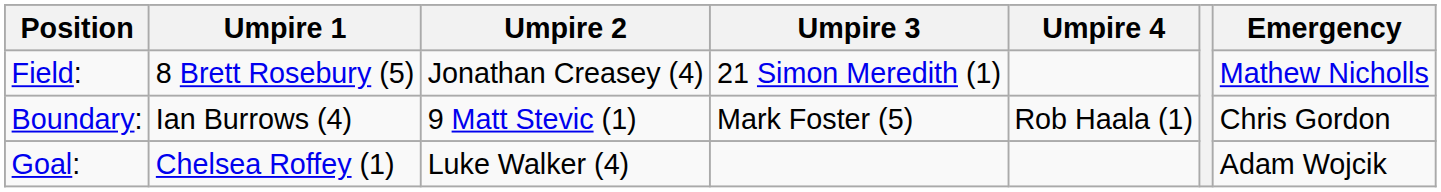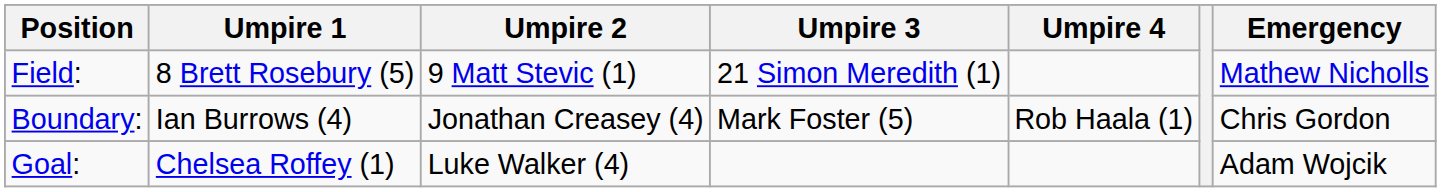(566, 73) Jonathan Creasey (4) -> (532, 73) 9 Matt Stevic (1)
(532, 119) 9 Matt Stevic (1) -> (566, 119) Jonathan Creasey (4)
